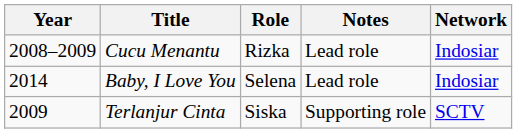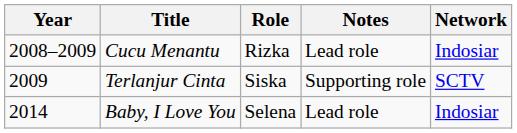rows swapped: (165, 111) <-> (170, 81)
